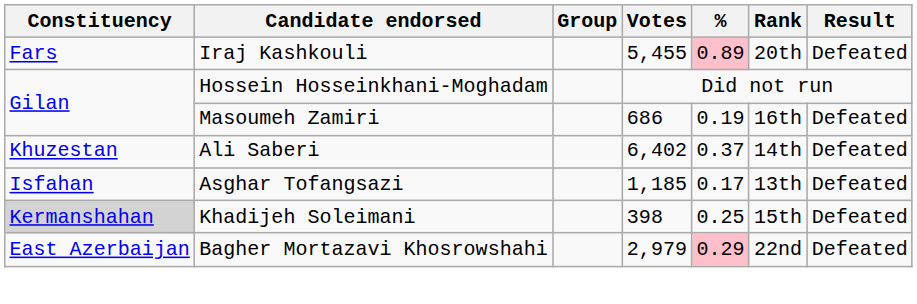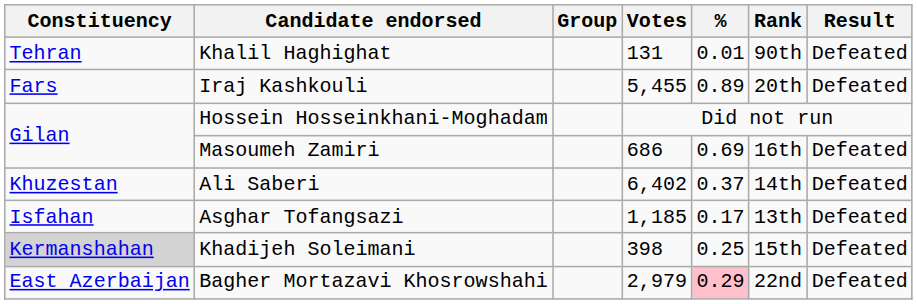+ row: (295, 54)
(721, 54) pink background -> (721, 86) no background
(721, 119) 0.19 -> (721, 152) 0.69
